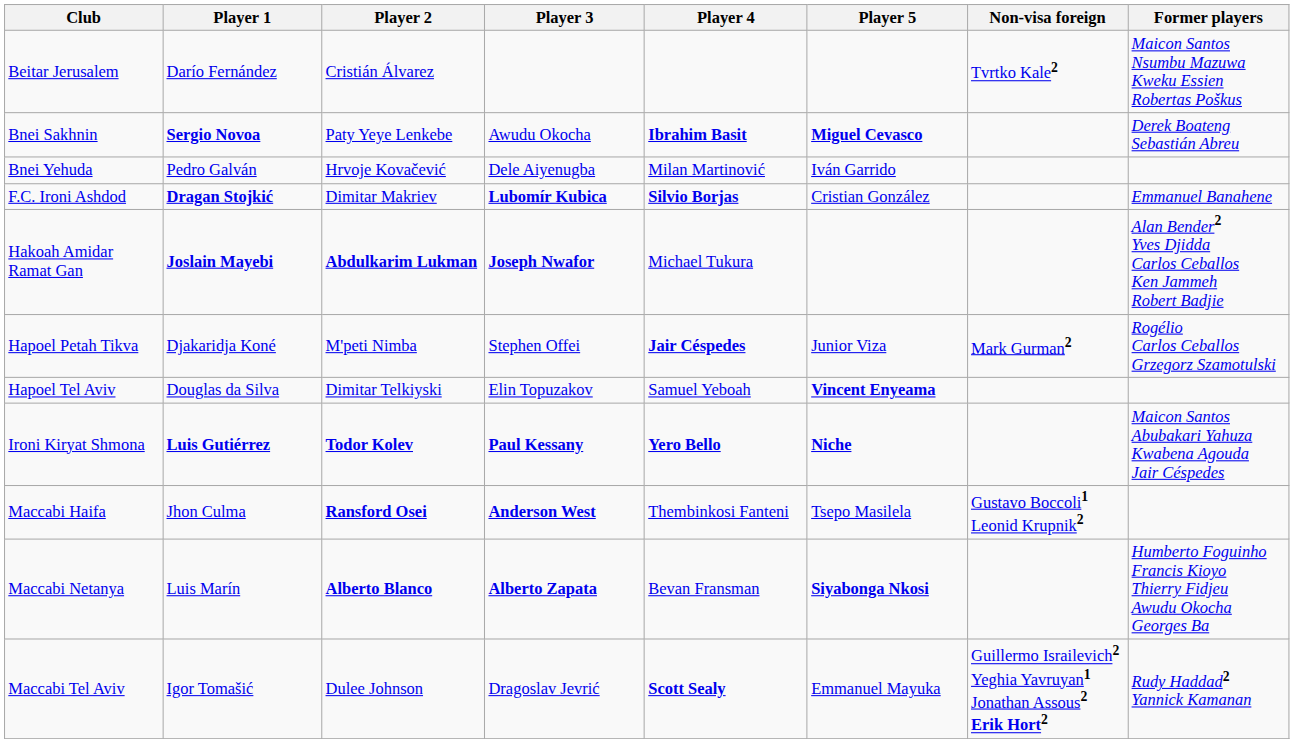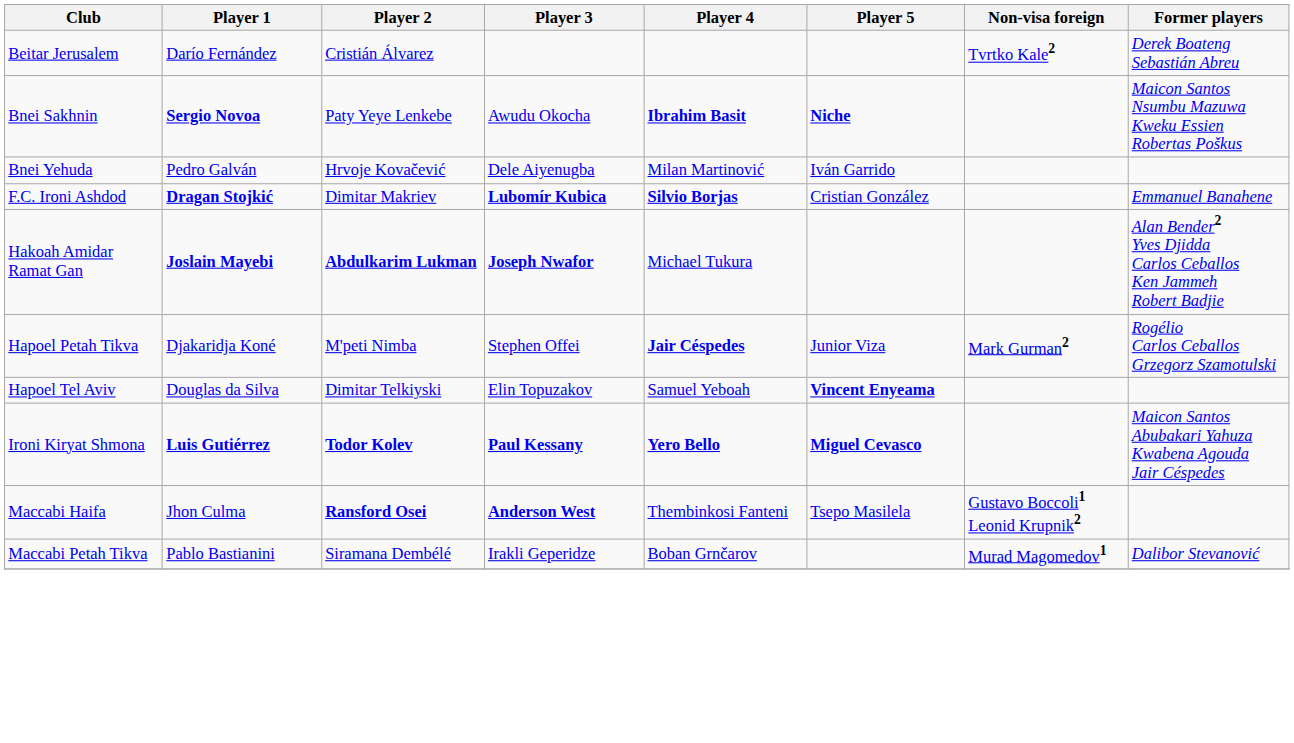(1189, 71) Maicon Santos Nsumbu Mazuwa Kweku Essien Robertas Poškus -> (1186, 52) Derek Boateng Sebastián Abreu
(867, 134) Miguel Cevasco -> (830, 116) Niche
(1185, 134) Derek Boateng Sebastián Abreu -> (1189, 116) Maicon Santos Nsumbu Mazuwa Kweku Essien Robertas Poškus
(831, 444) Niche -> (866, 444) Miguel Cevasco
- row: (66, 588)
+ row: (78, 554)
- row: (66, 688)
